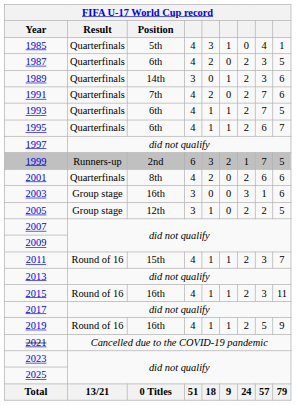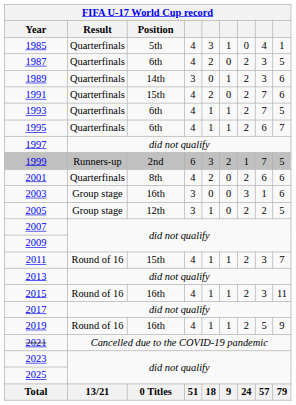(156, 95) 7th -> (156, 95) 15th
